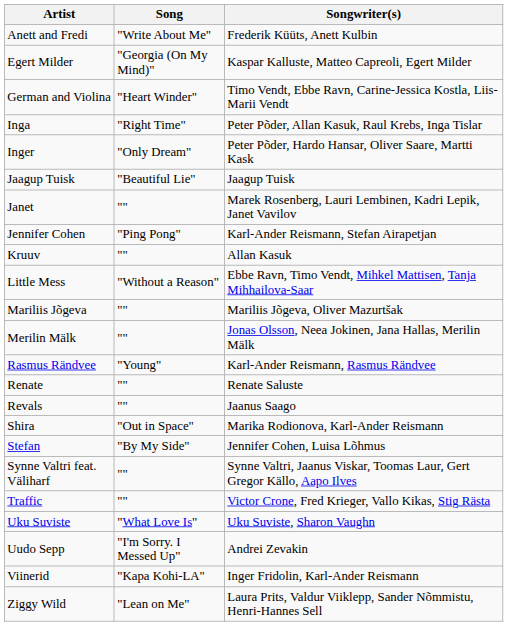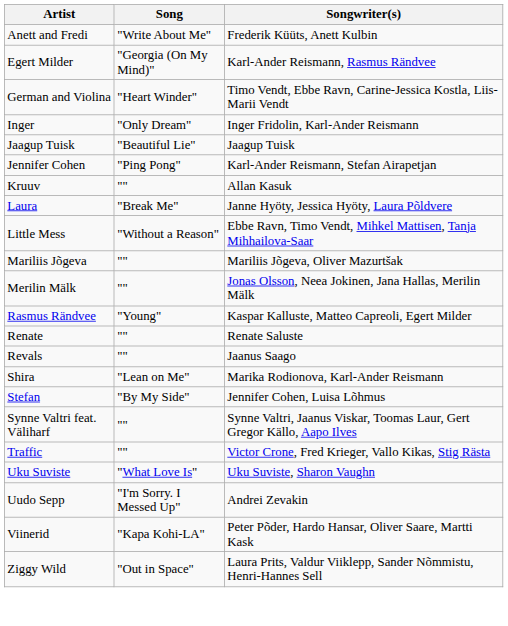(349, 62) Kaspar Kalluste, Matteo Capreoli, Egert Milder -> (331, 62) Karl-Ander Reismann, Rasmus Rändvee
- row: (19, 124)
(350, 152) Peter Põder, Hardo Hansar, Oliver Saare, Martti Kask -> (323, 124) Inger Fridolin, Karl-Ander Reismann
- row: (21, 207)
+ row: (22, 205)
(331, 364) Karl-Ander Reismann, Rasmus Rändvee -> (349, 315) Kaspar Kalluste, Matteo Capreoli, Egert Milder
(156, 425) "Out in Space" -> (153, 376) "Lean on Me"
(323, 576) Inger Fridolin, Karl-Ander Reismann -> (350, 534) Peter Põder, Hardo Hansar, Oliver Saare, Martti Kask
(153, 603) "Lean on Me" -> (156, 569) "Out in Space"
